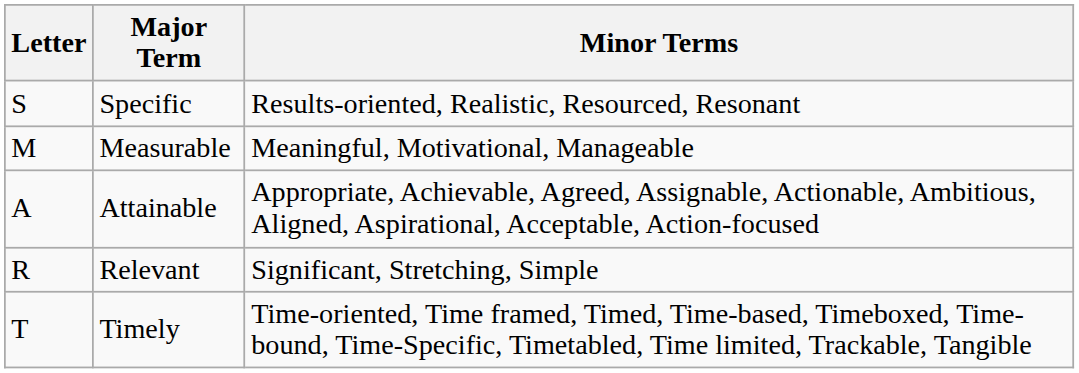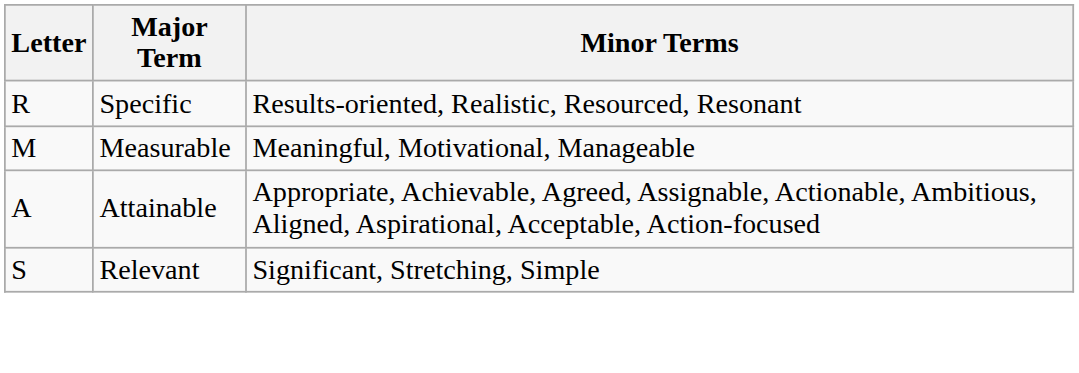(19, 103) S -> (21, 103) R
(21, 268) R -> (19, 268) S
- row: (140, 329)
